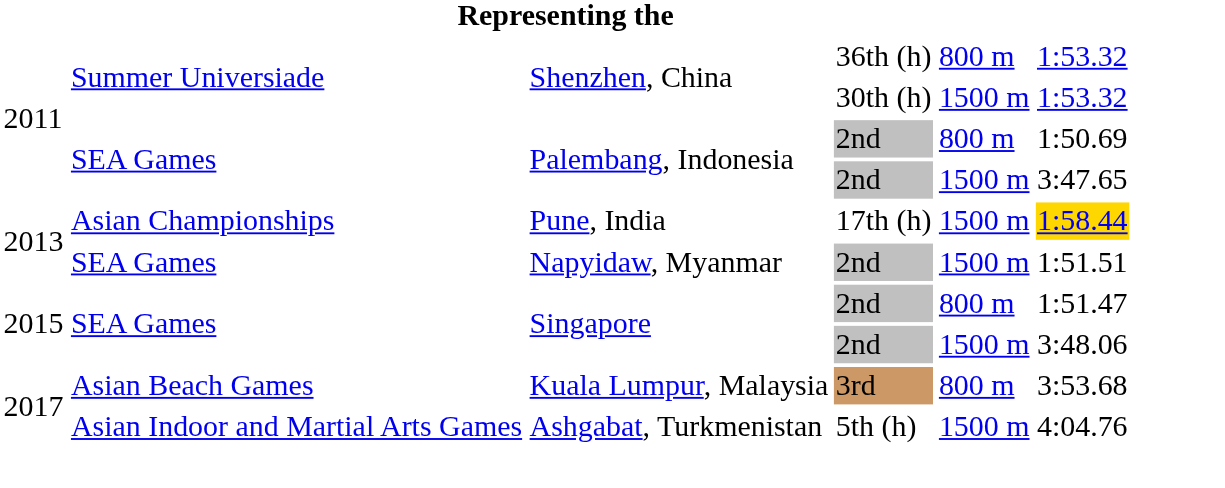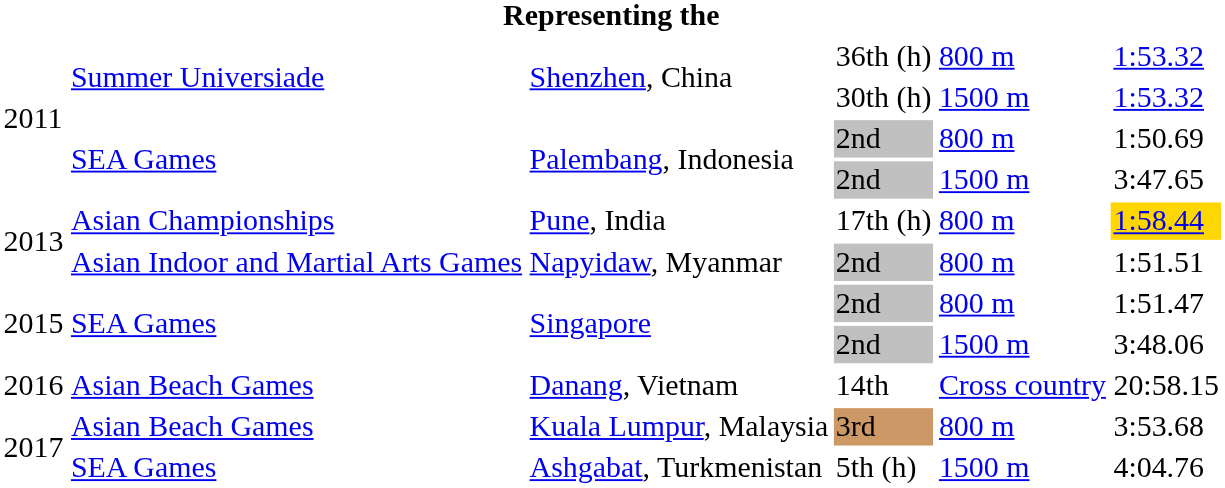(984, 220) 1500 m -> (977, 220) 800 m
(144, 261) SEA Games -> (297, 261) Asian Indoor and Martial Arts Games
(984, 261) 1500 m -> (977, 261) 800 m
+ row: (634, 385)
(297, 426) Asian Indoor and Martial Arts Games -> (144, 467) SEA Games
